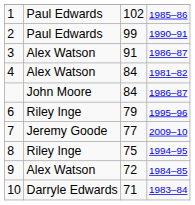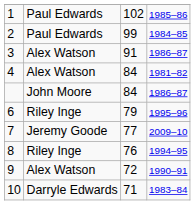(168, 34) 1990–91 -> (168, 34) 1984–85
(130, 151) 75 -> (130, 151) 76
(168, 170) 1984–85 -> (168, 170) 1990–91
